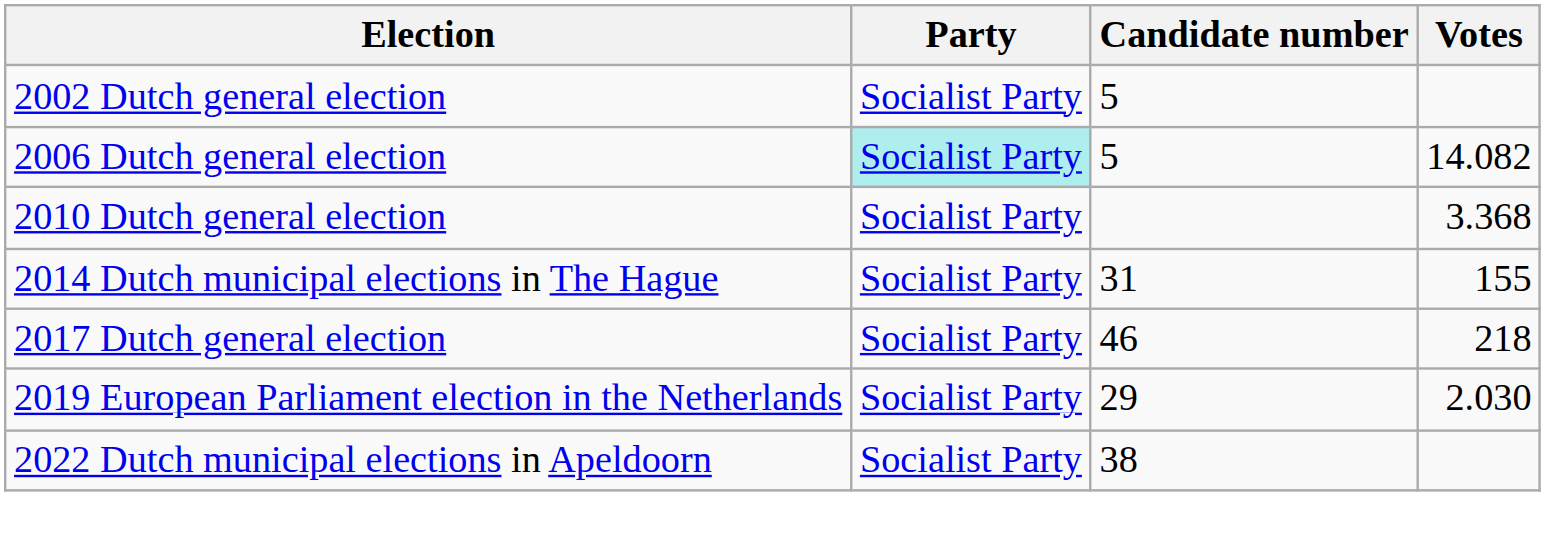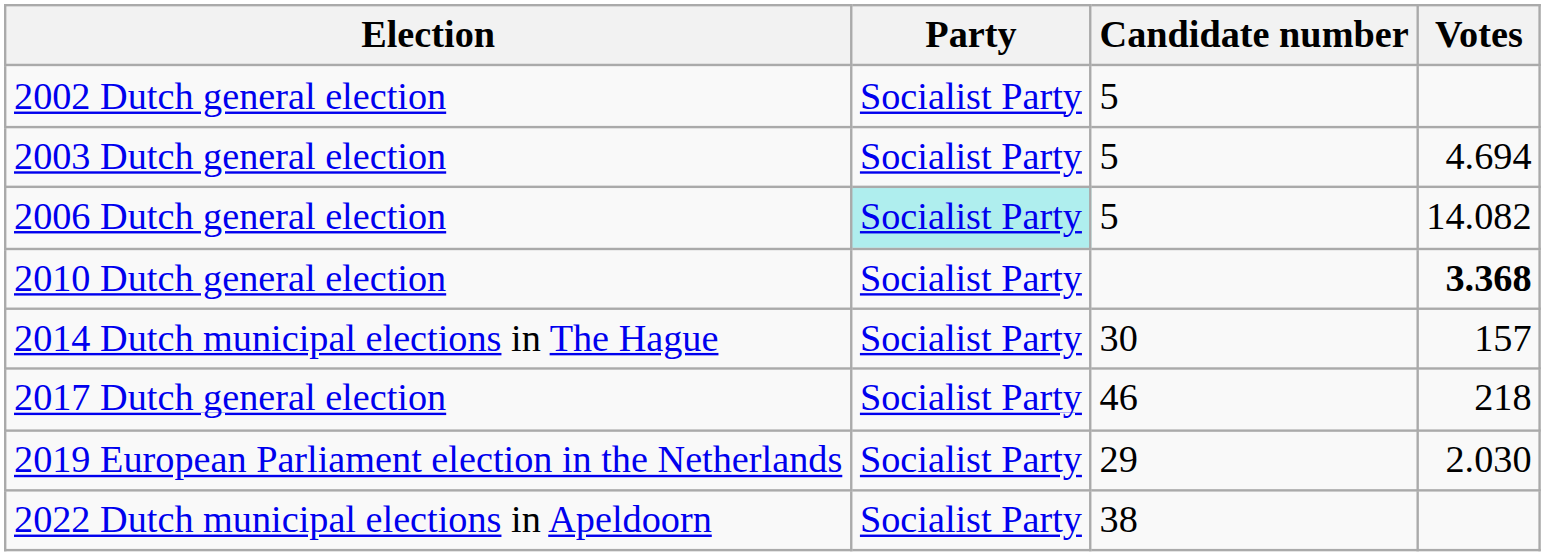+ row: (230, 156)
(1488, 216) normal -> (1488, 277) bold
(1119, 277) 31 -> (1119, 338) 30
(1503, 277) 155 -> (1503, 338) 157
